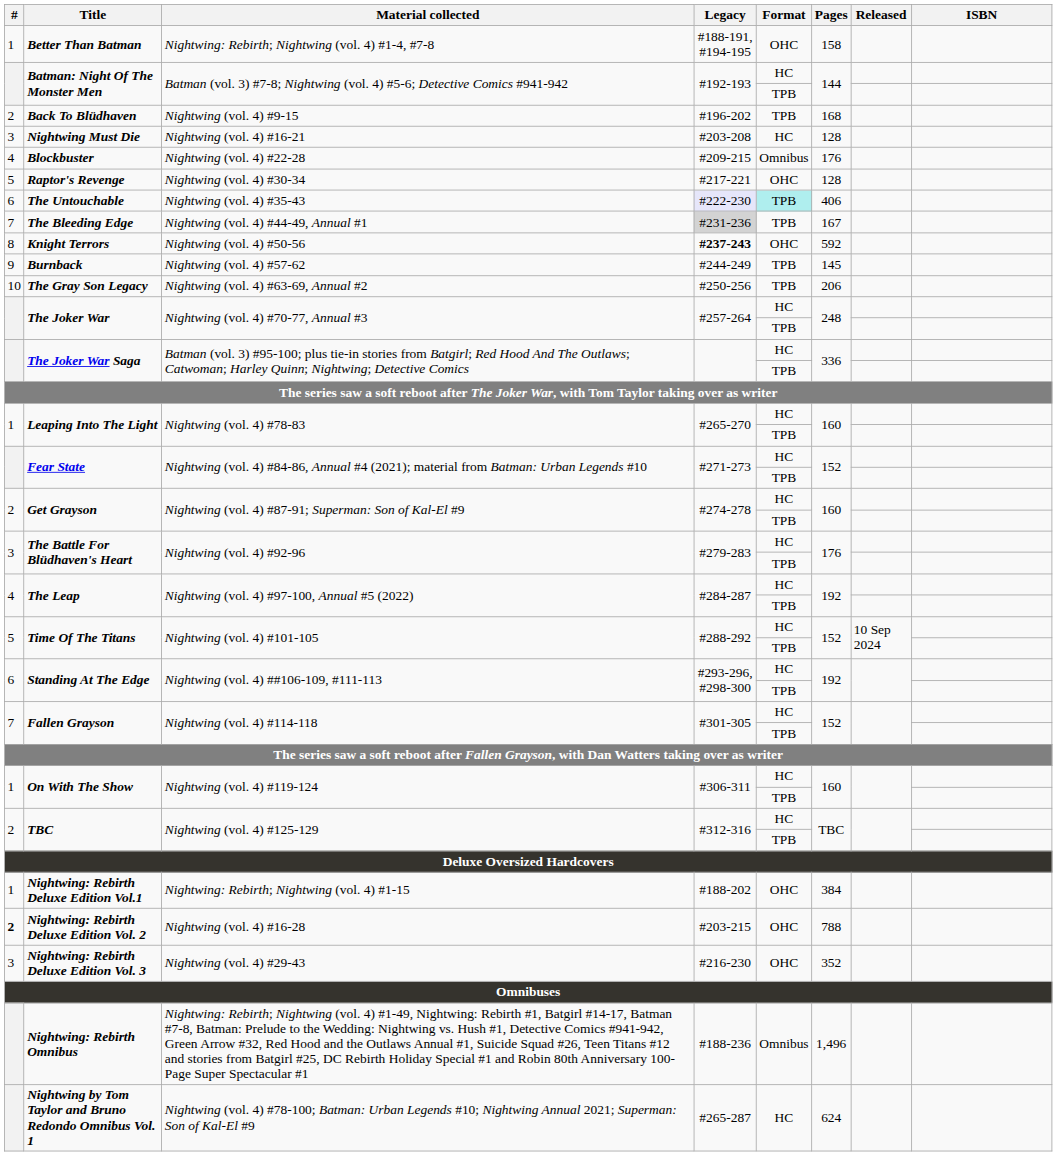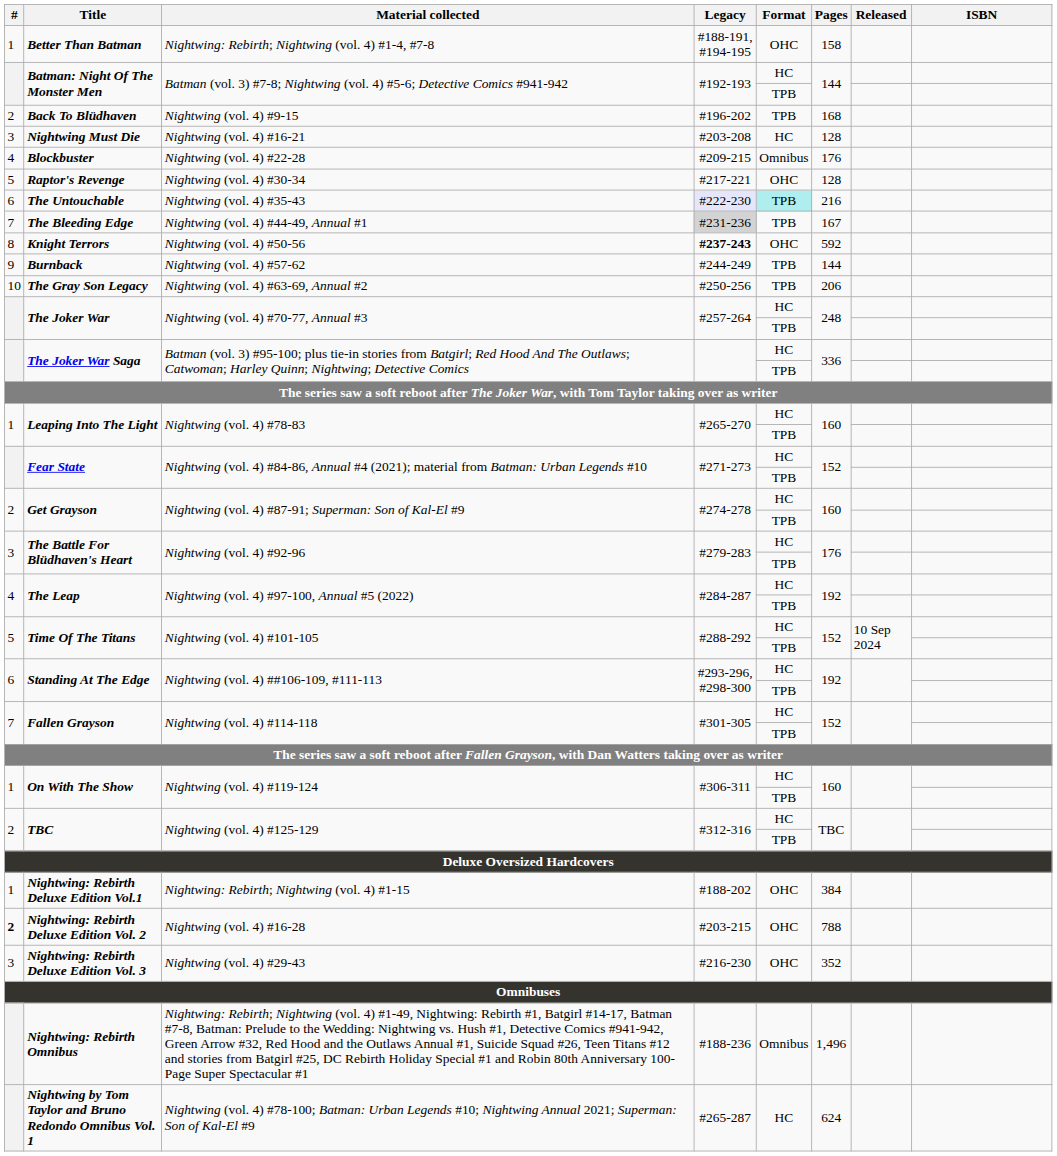(831, 200) 406 -> (831, 200) 216
(831, 264) 145 -> (831, 264) 144
